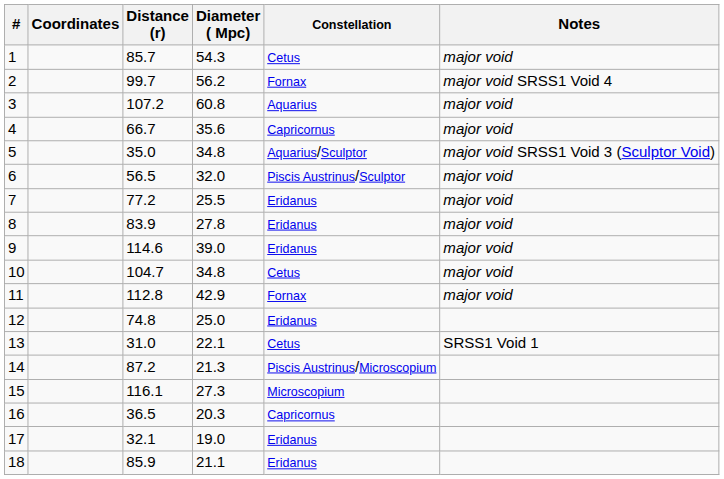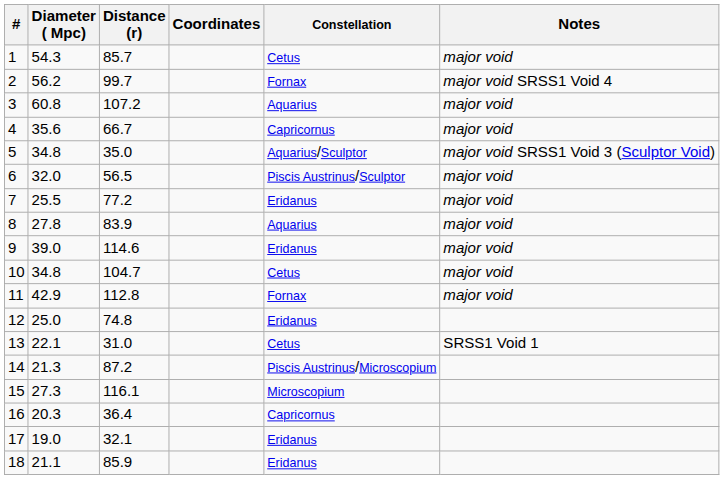columns swapped: (75, 24) <-> (228, 24)
(292, 225) Eridanus -> (292, 225) Aquarius
(141, 414) 36.5 -> (118, 414) 36.4
